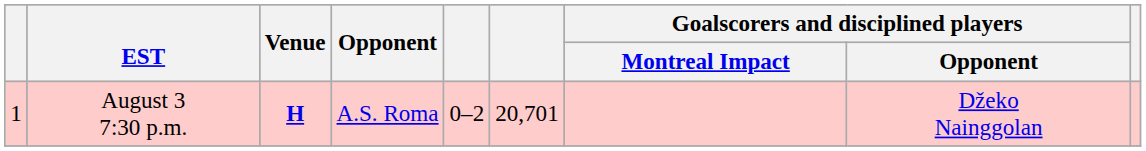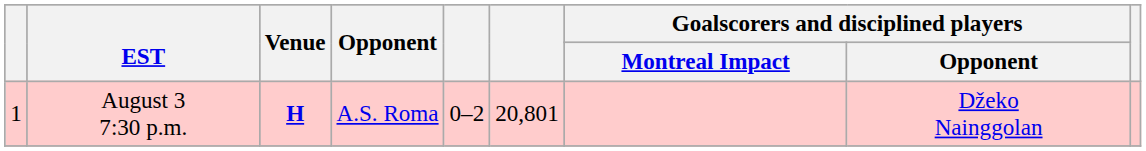(527, 113) 20,701 -> (527, 113) 20,801
